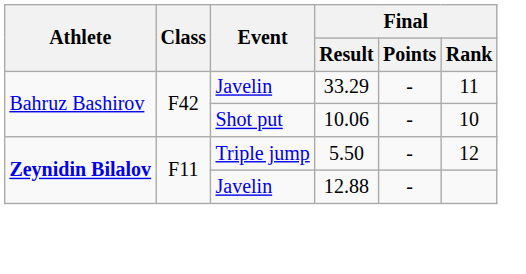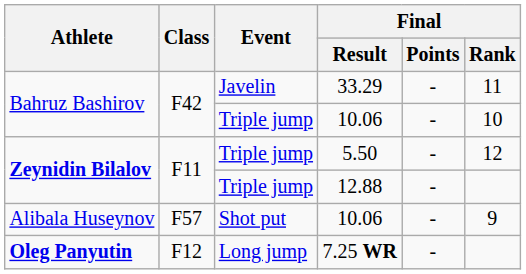(249, 120) Shot put -> (266, 120) Triple jump
(244, 186) Javelin -> (266, 186) Triple jump
+ row: (82, 219)
+ row: (71, 252)
